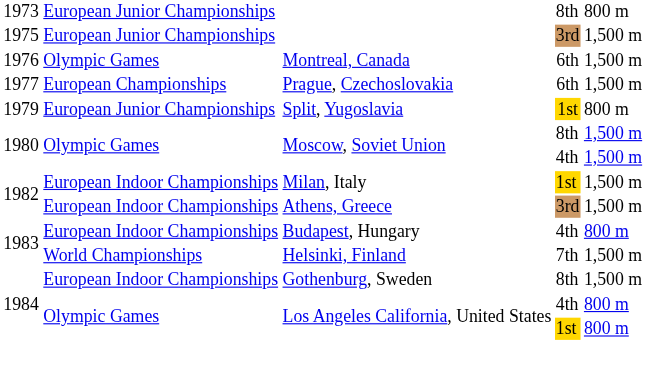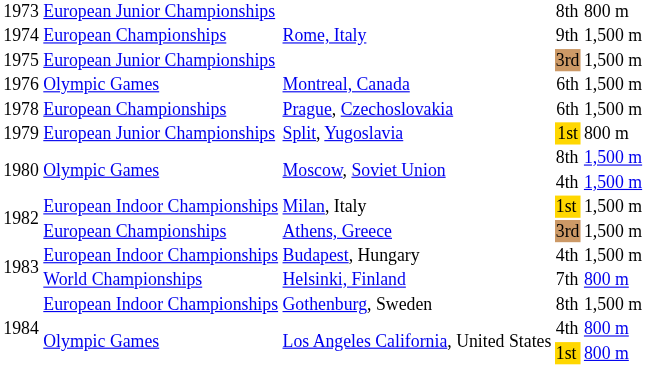+ row: (324, 35)
(21, 84) 1977 -> (21, 108) 1978
(161, 206) European Indoor Championships -> (135, 231) European Championships
(606, 231) 800 m -> (613, 255) 1,500 m
(613, 255) 1,500 m -> (606, 279) 800 m
